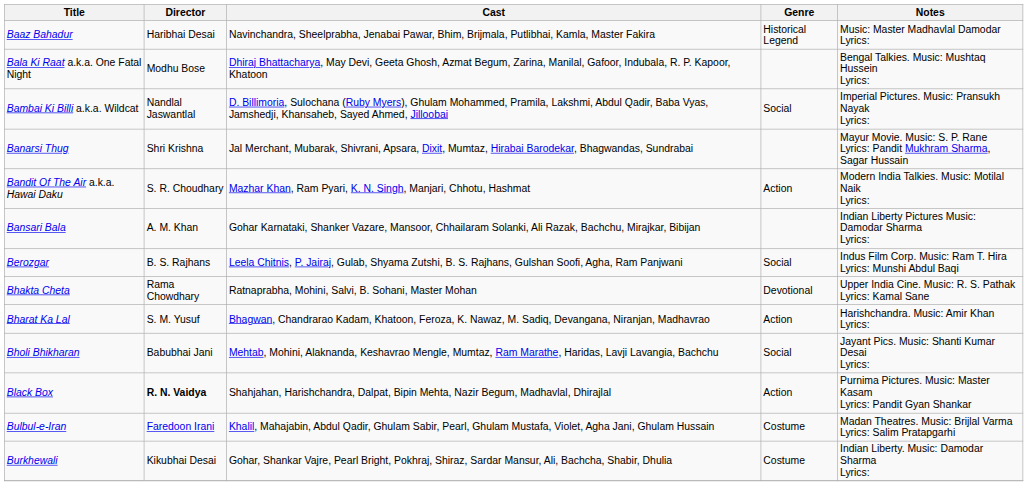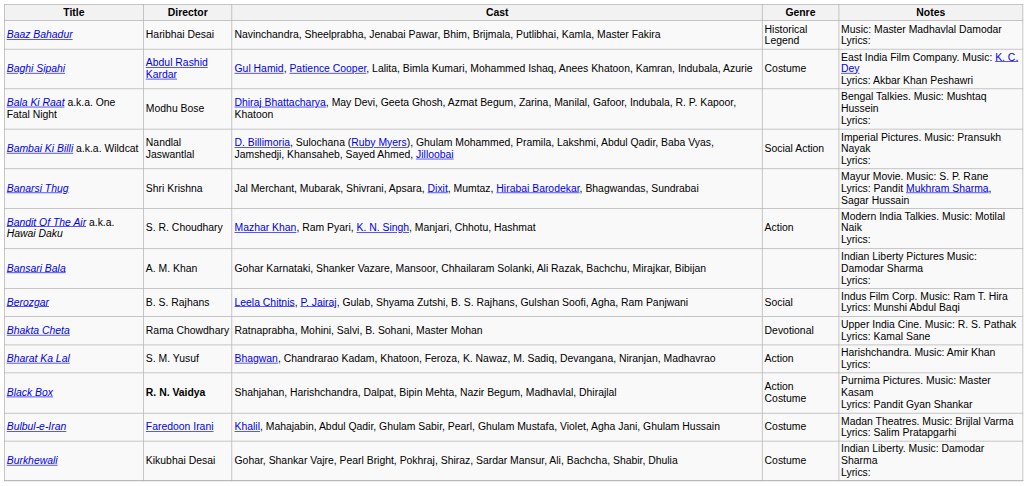+ row: (36, 69)
(778, 109) Social -> (794, 148) Social Action
- row: (43, 353)
(778, 393) Action -> (785, 393) Action Costume
